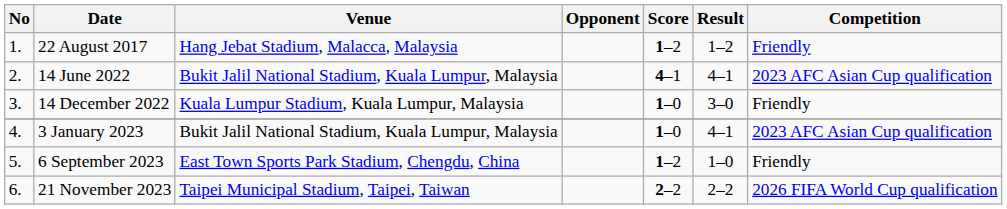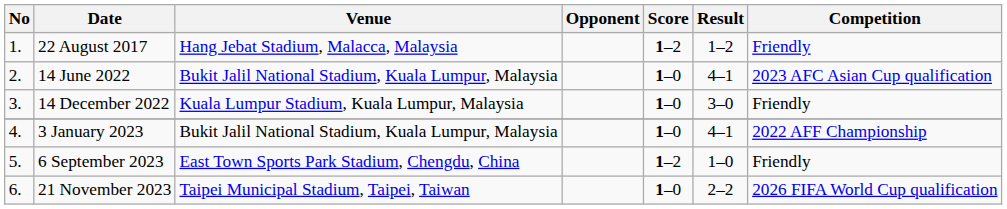(668, 75) 4–1 -> (668, 75) 1–0
(872, 132) 2023 AFC Asian Cup qualification -> (839, 132) 2022 AFF Championship
(668, 189) 2–2 -> (668, 189) 1–0
